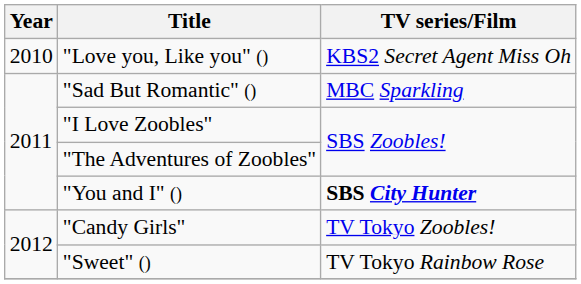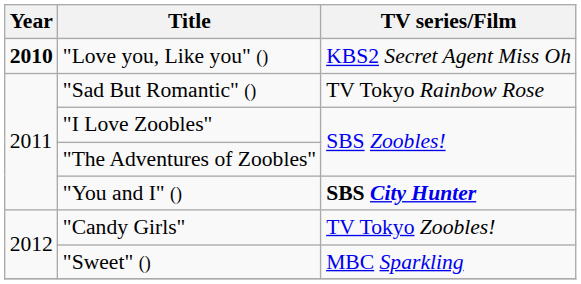(31, 55) normal -> (31, 55) bold
(395, 90) MBC Sparkling -> (435, 90) TV Tokyo Rainbow Rose
(435, 261) TV Tokyo Rainbow Rose -> (395, 261) MBC Sparkling
